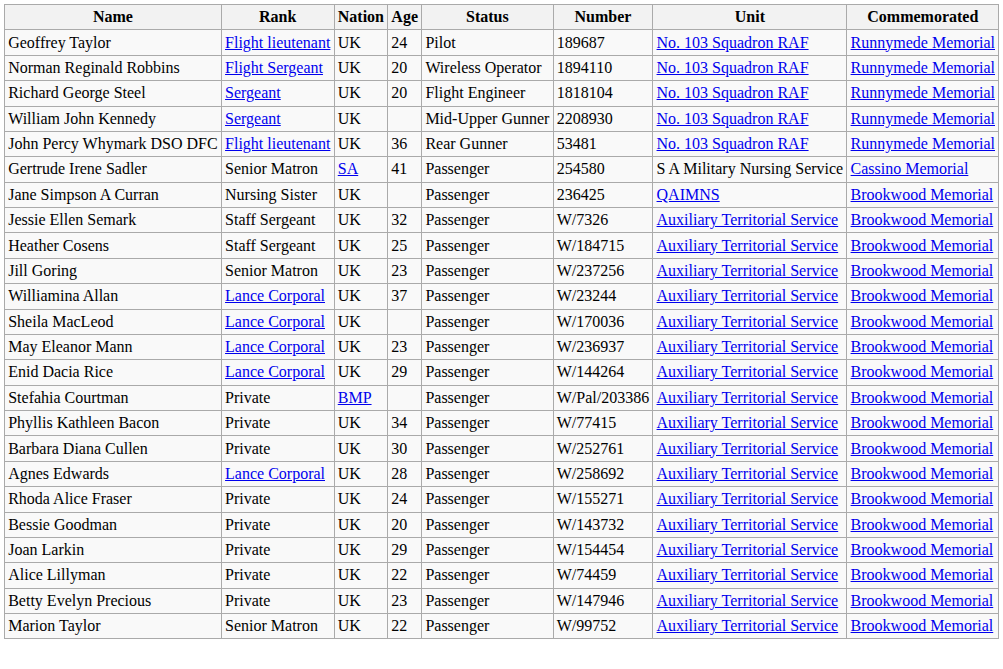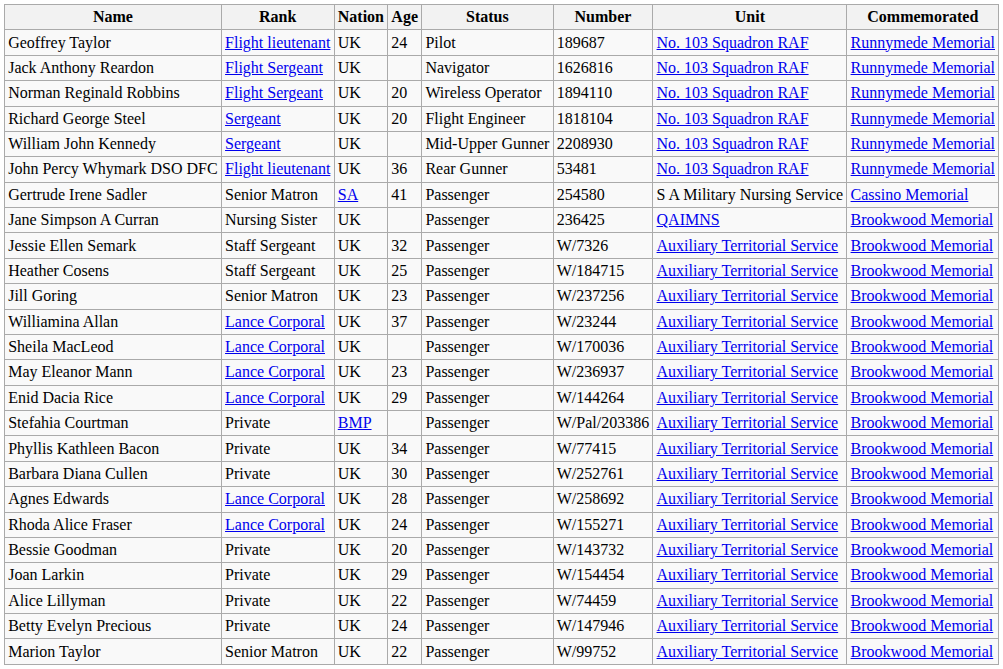+ row: (81, 67)
(248, 499) Private -> (275, 524) Lance Corporal
(399, 600) 23 -> (399, 626) 24
